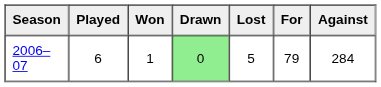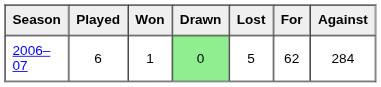(292, 58) 79 -> (292, 58) 62
